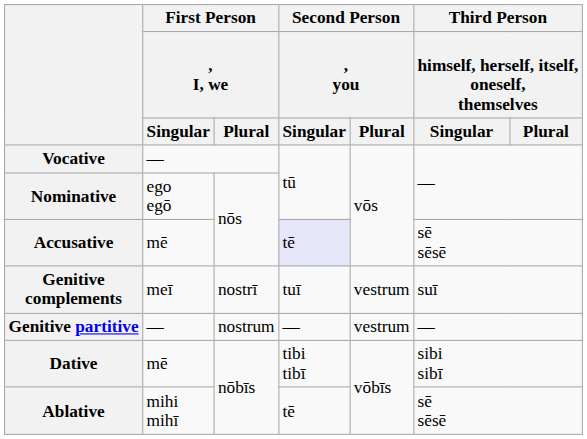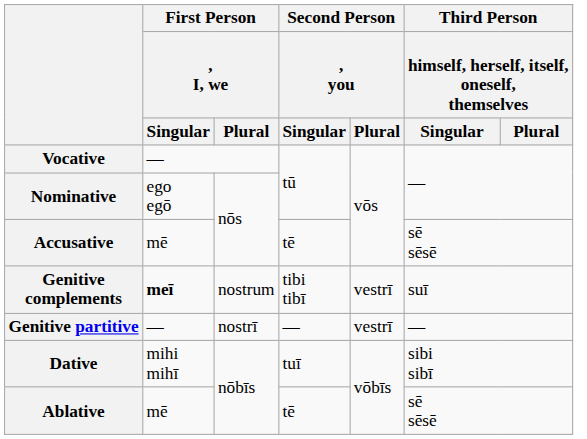(289, 242) lavender background -> (289, 242) no background
(160, 289) normal -> (160, 289) bold
(238, 289) nostrī -> (246, 289) nostrum
(292, 289) tuī -> (294, 289) tibi tibī
(382, 289) vestrum -> (373, 289) vestrī
(246, 326) nostrum -> (238, 326) nostrī
(382, 326) vestrum -> (373, 326) vestrī
(157, 363) mē -> (162, 363) mihi mihī
(294, 363) tibi tibī -> (292, 363) tuī
(162, 410) mihi mihī -> (157, 410) mē
